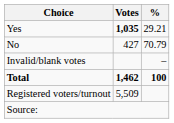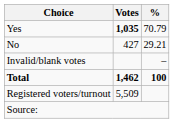(155, 28) 29.21 -> (155, 28) 70.79
(155, 45) 70.79 -> (155, 45) 29.21
